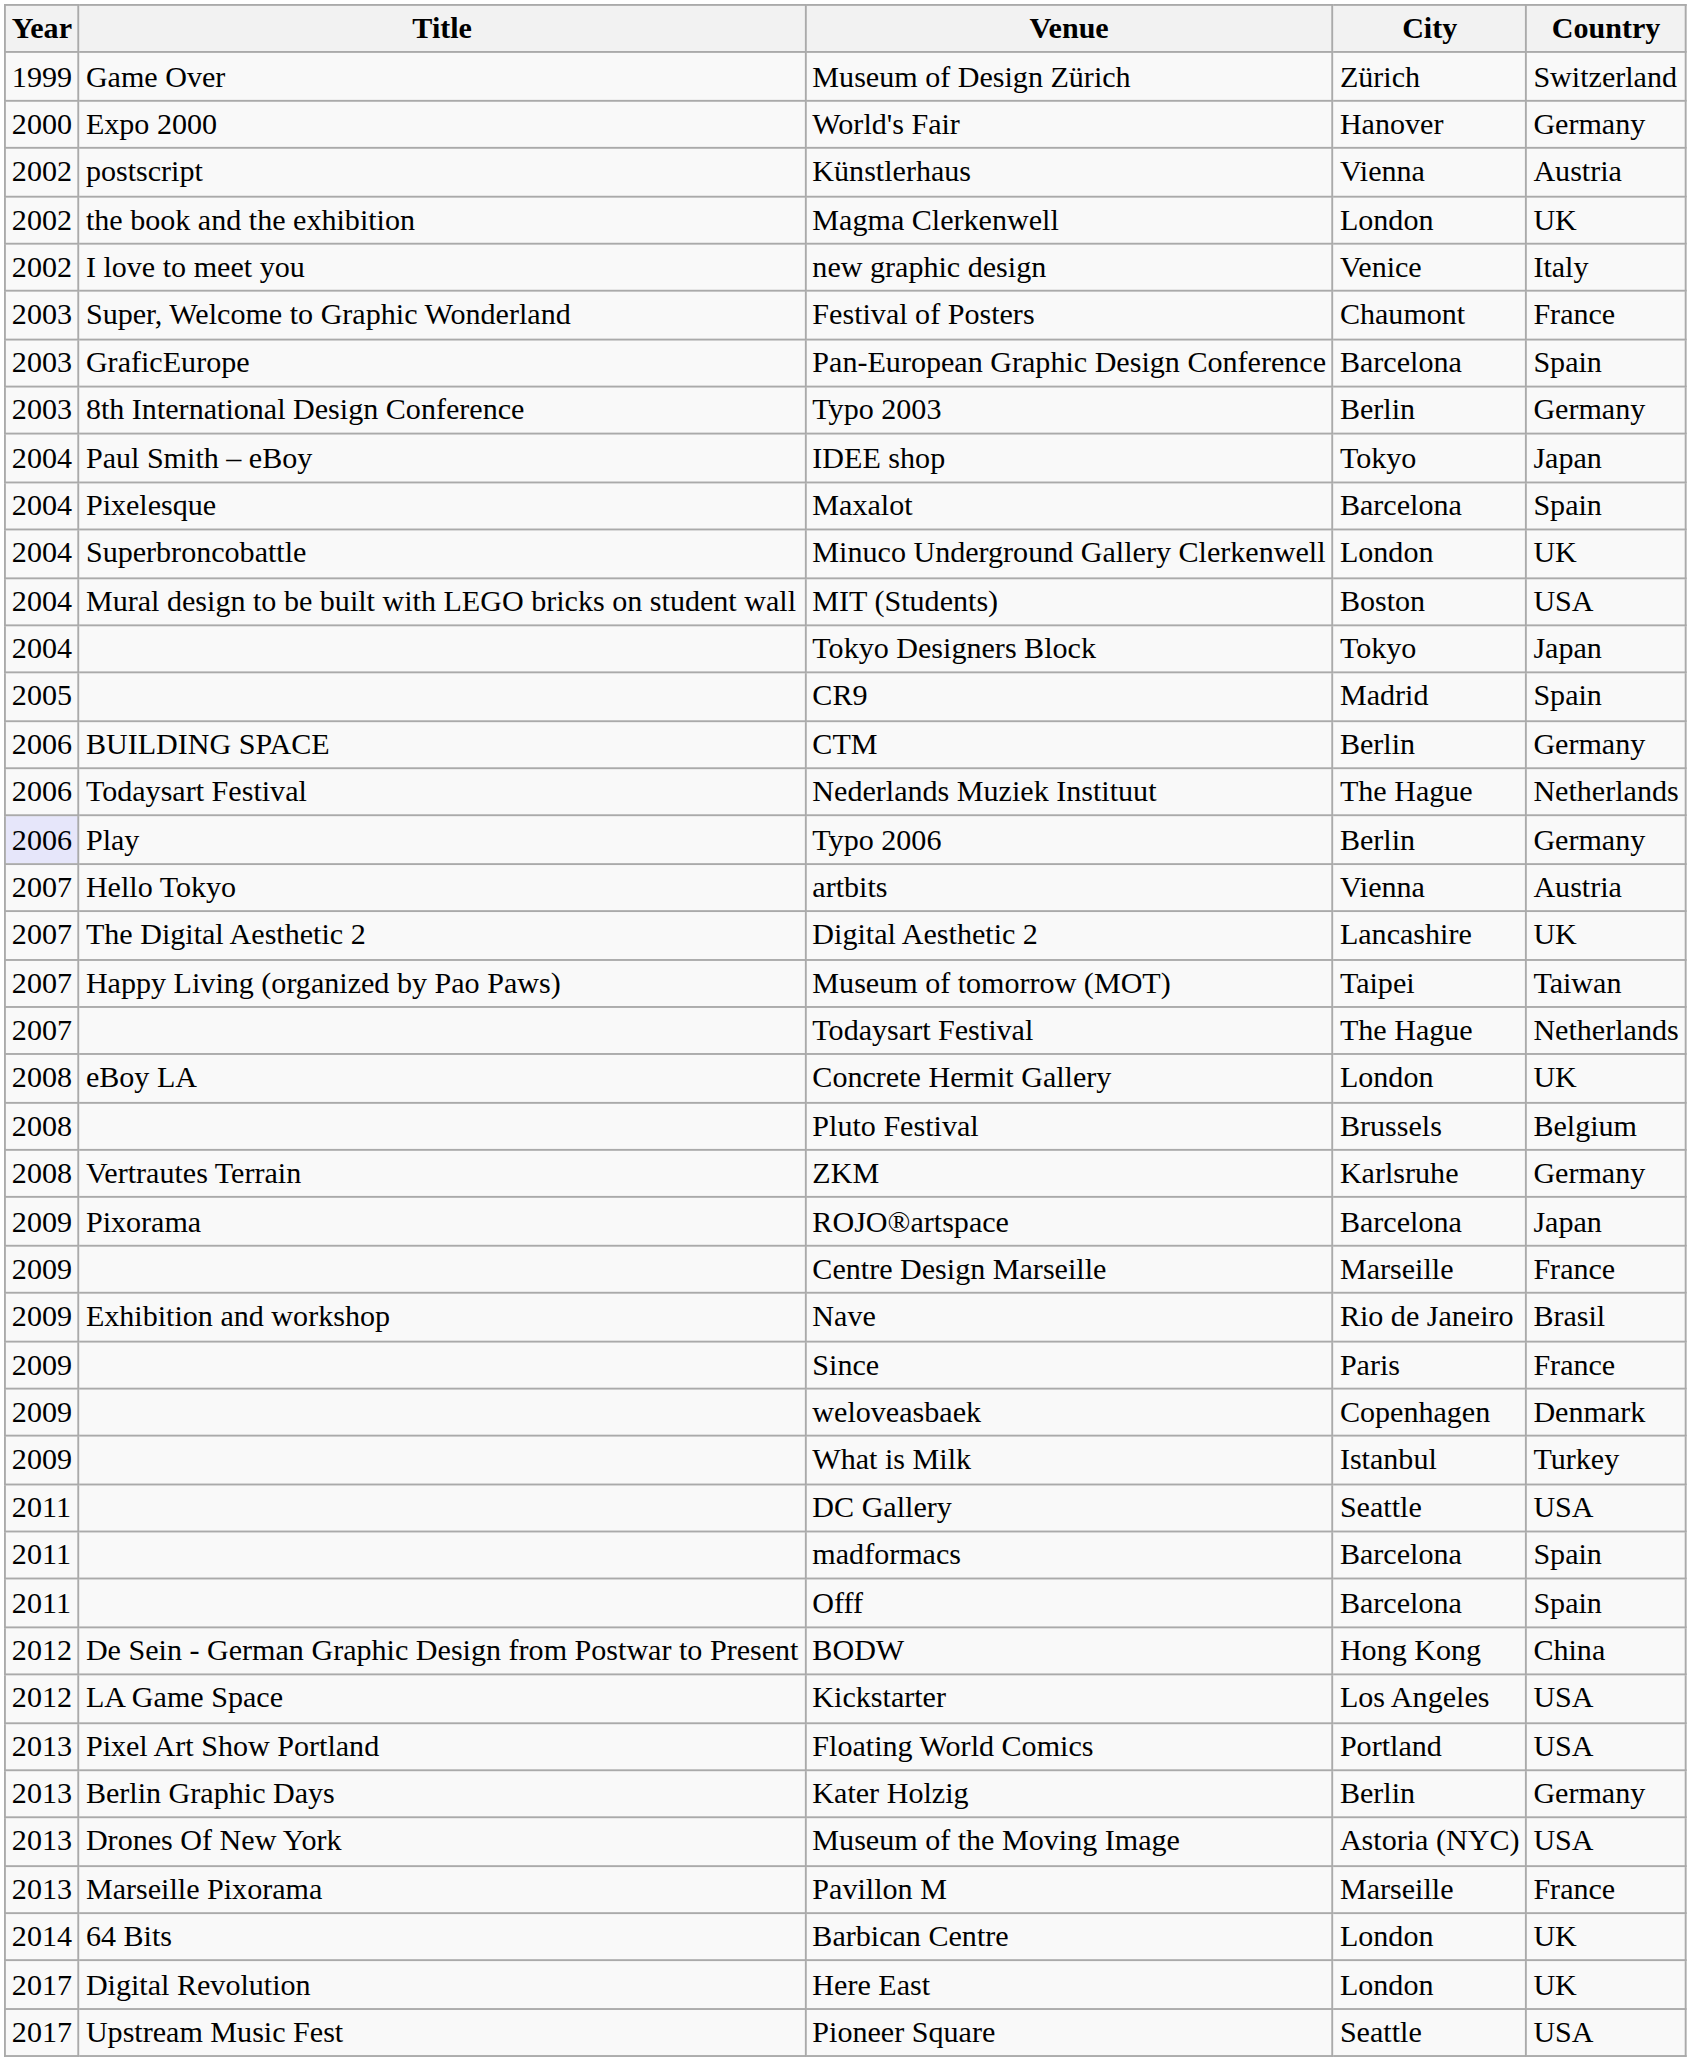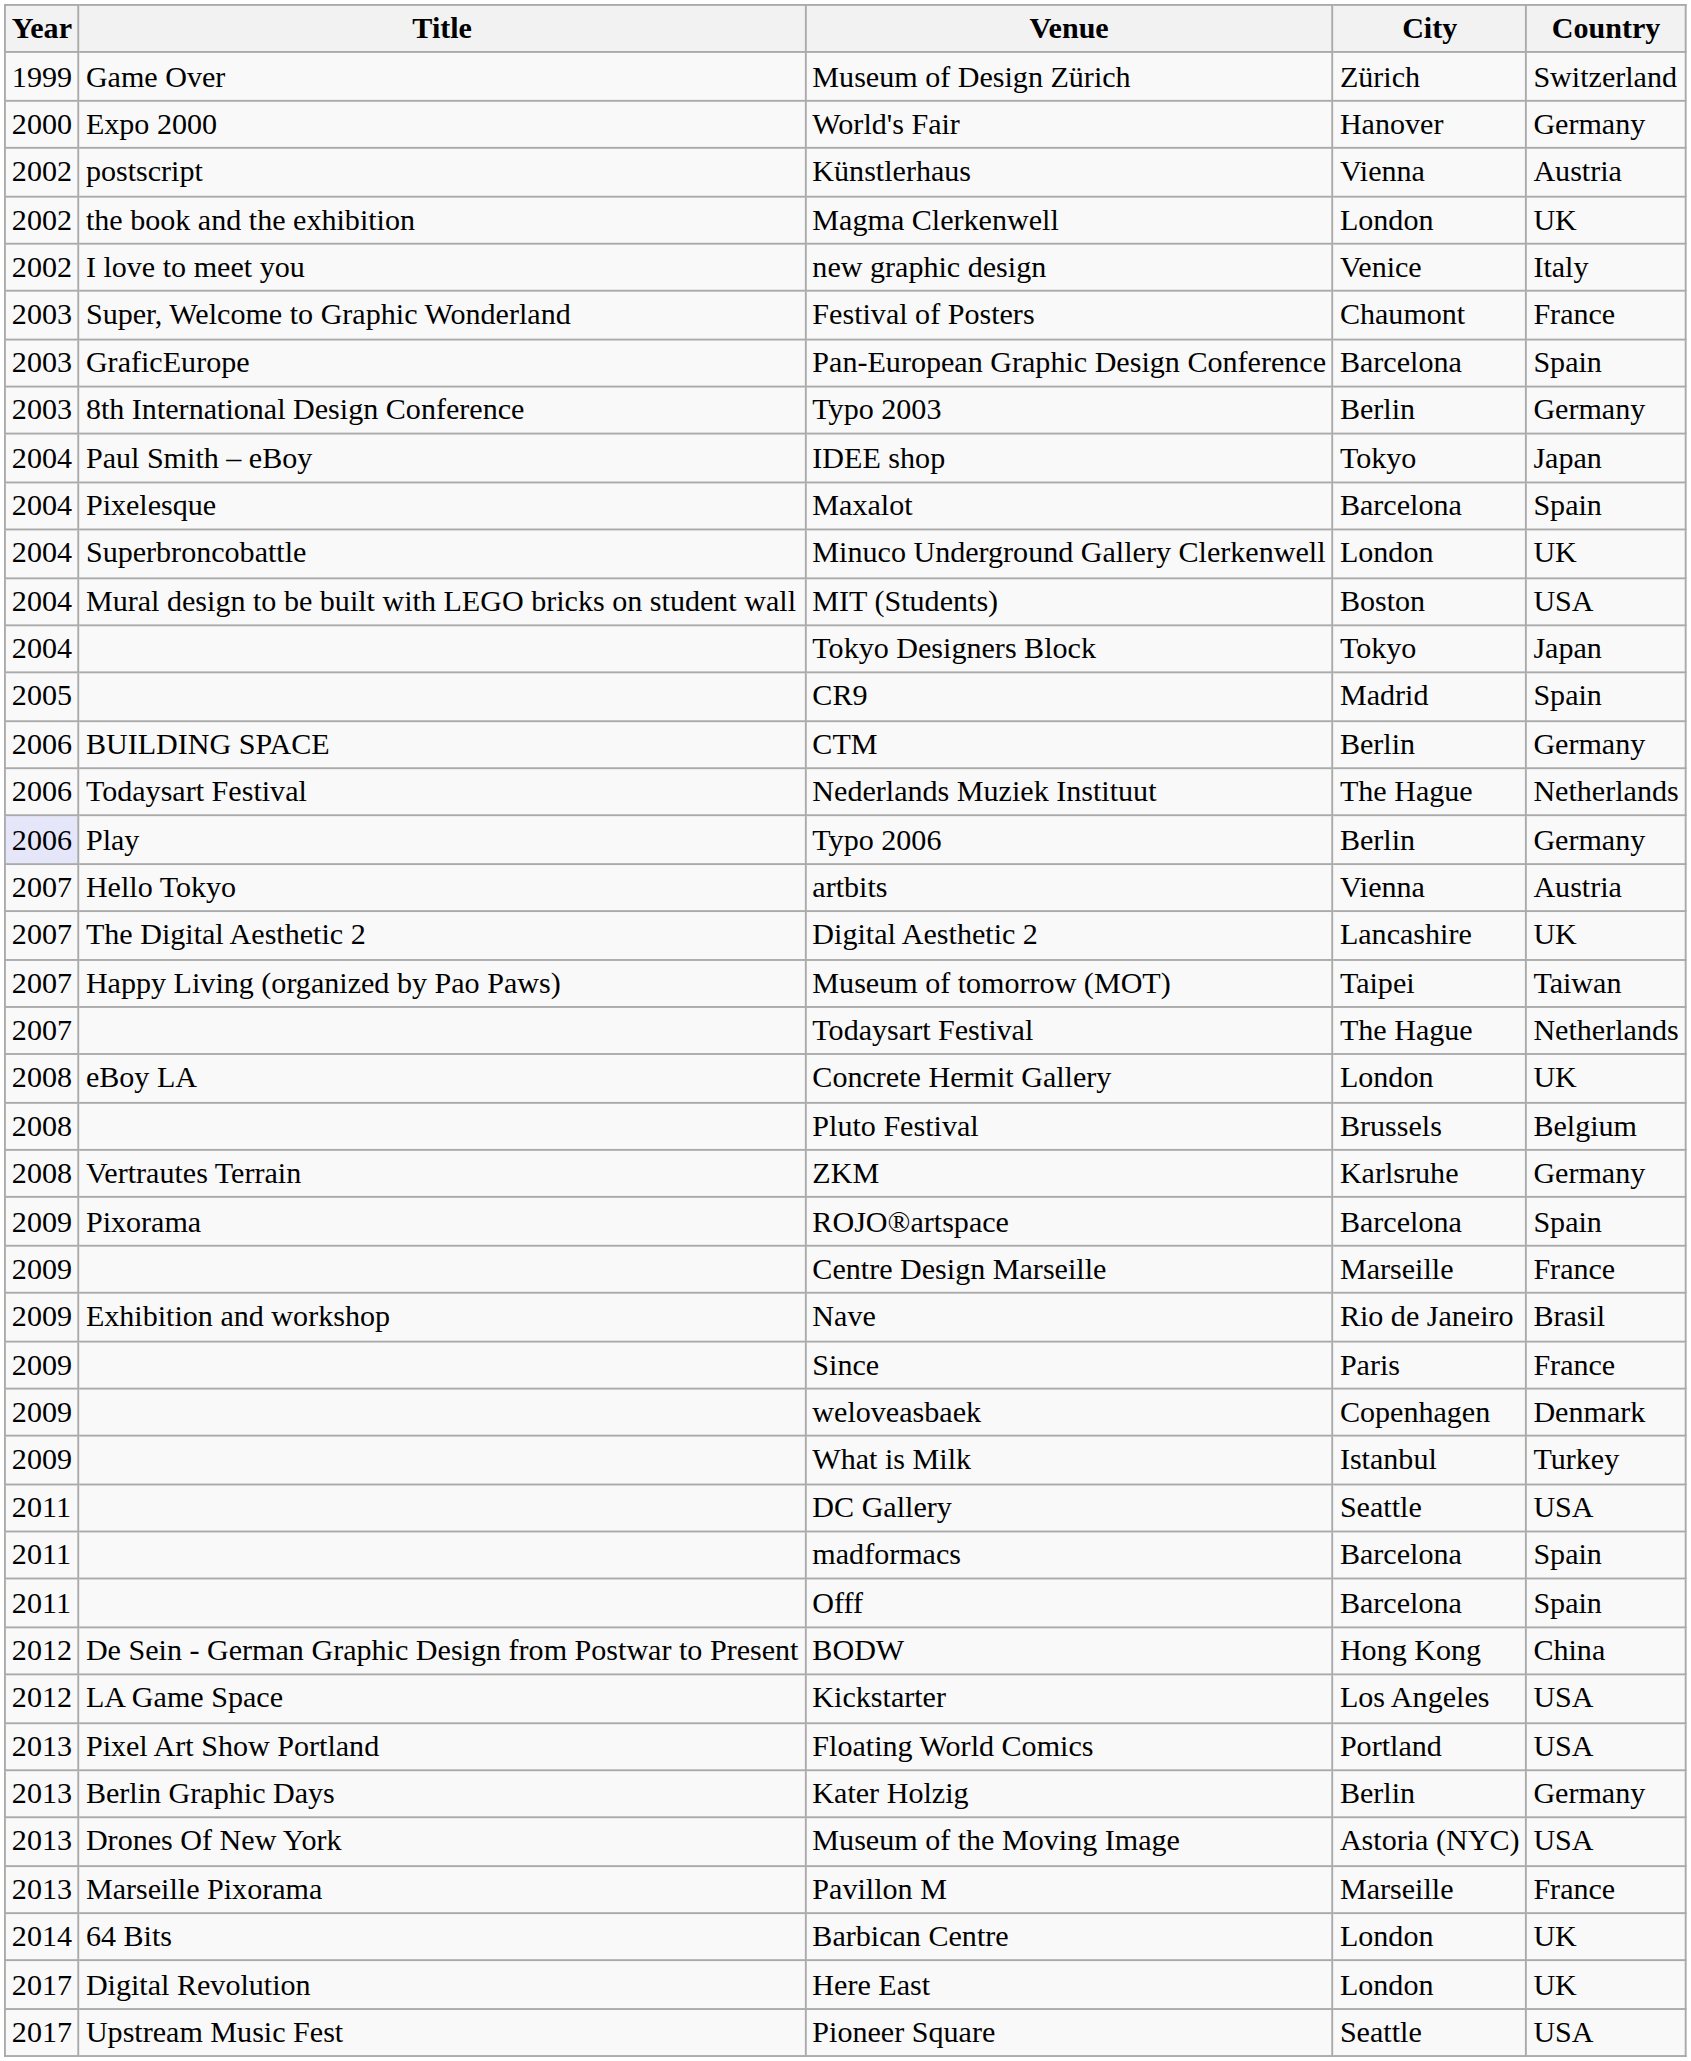(1568, 1220) Japan -> (1568, 1220) Spain
